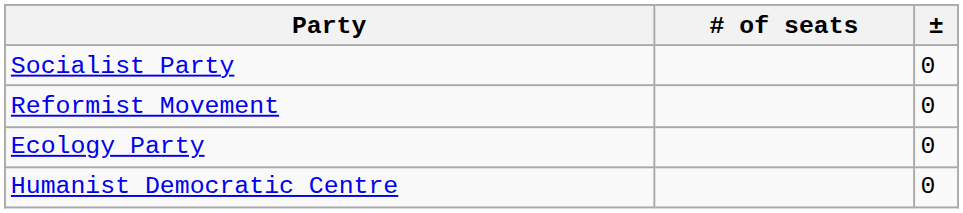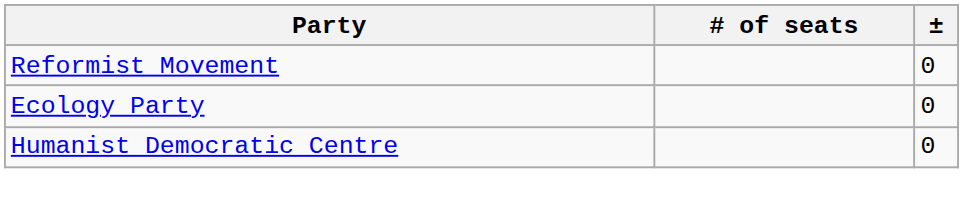- row: (123, 66)
